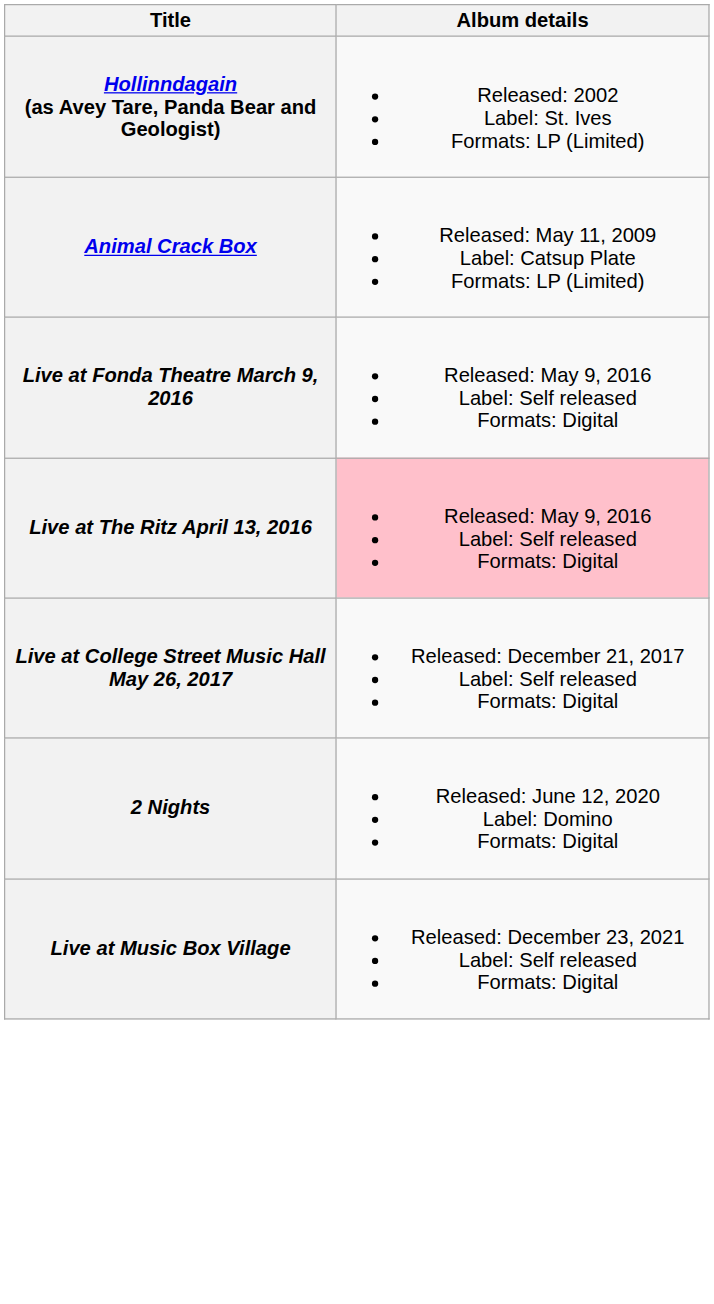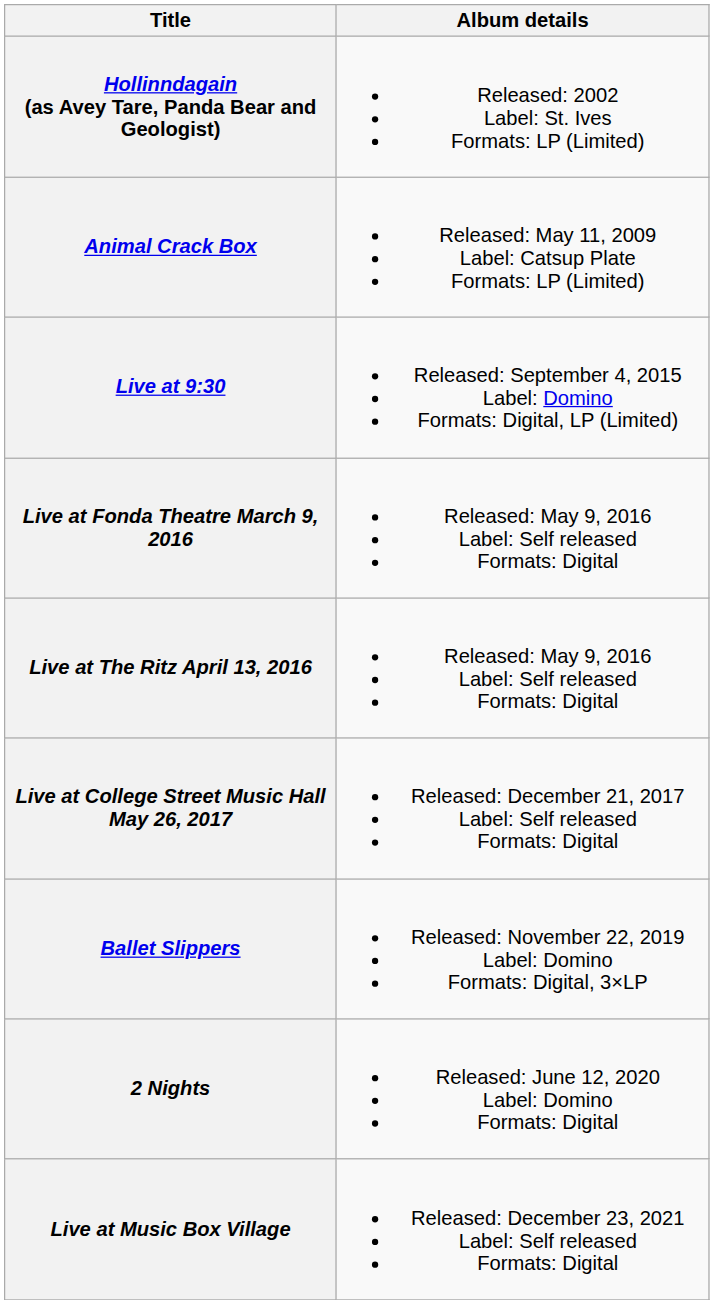+ row: (171, 387)
(523, 539) pink background -> (523, 679) no background
+ row: (171, 948)
